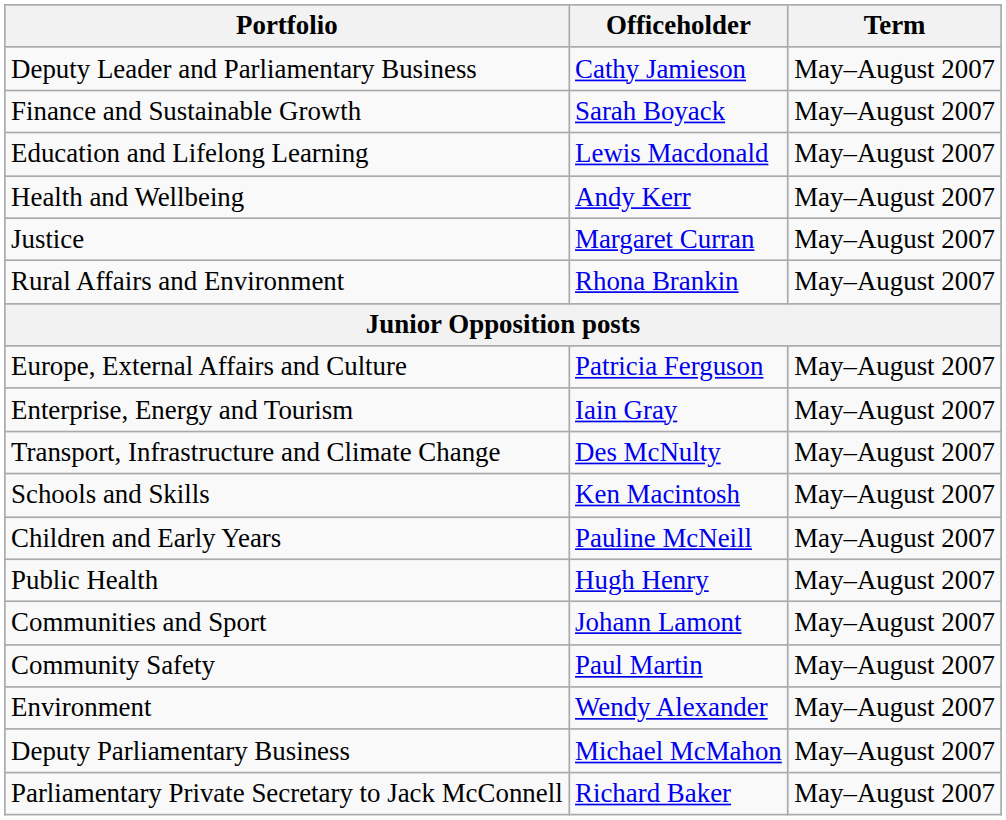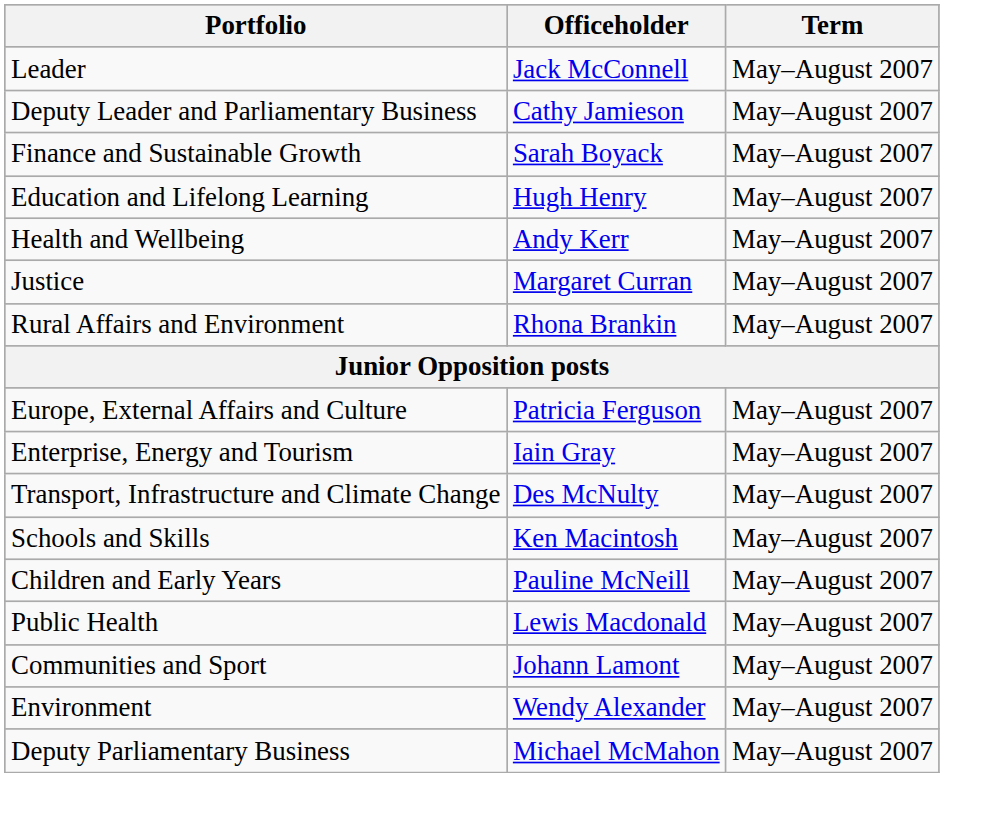+ row: (48, 68)
(672, 153) Lewis Macdonald -> (580, 196) Hugh Henry
(642, 580) Hugh Henry -> (610, 622) Lewis Macdonald
- row: (113, 665)
- row: (287, 793)
